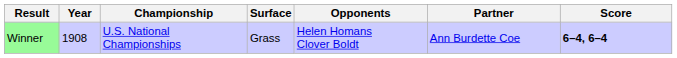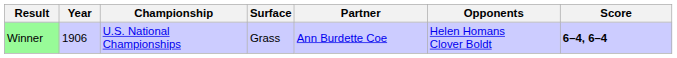columns swapped: (494, 13) <-> (361, 13)
(75, 37) 1908 -> (75, 37) 1906
